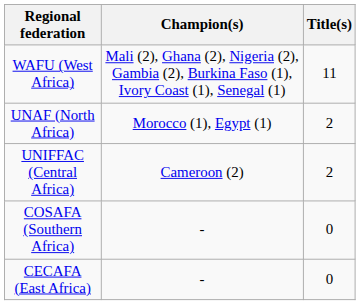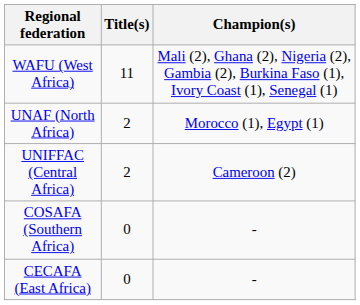columns swapped: (202, 24) <-> (329, 24)
